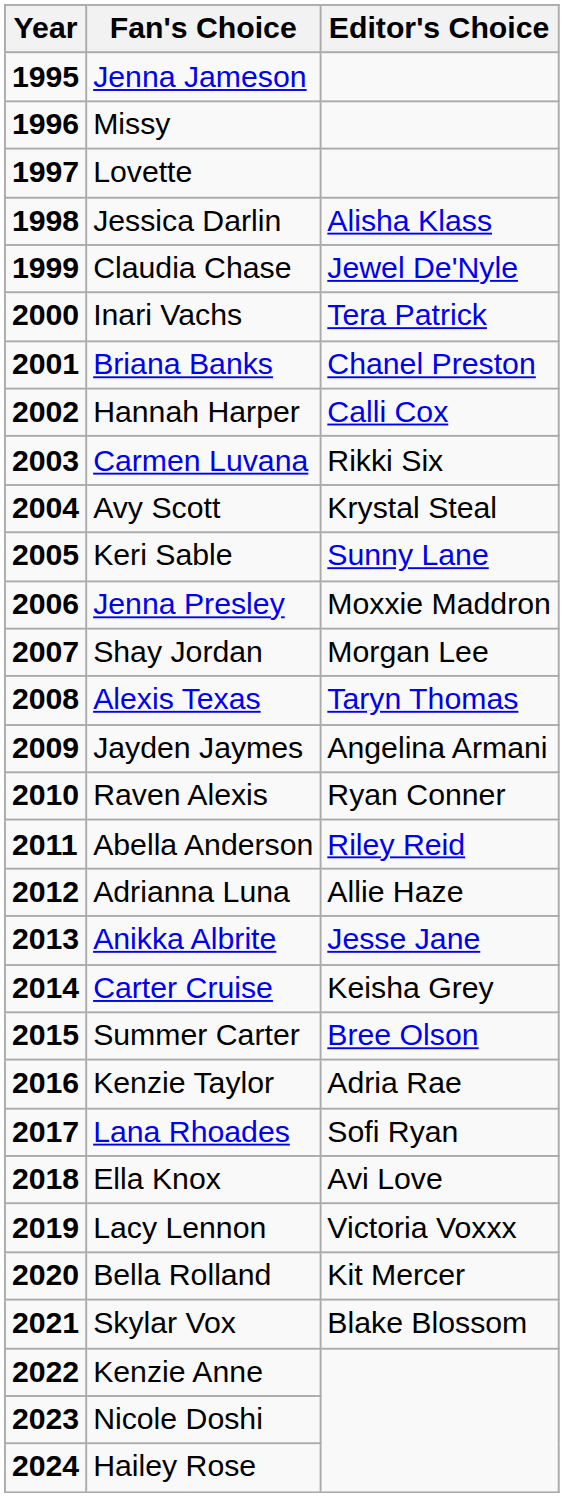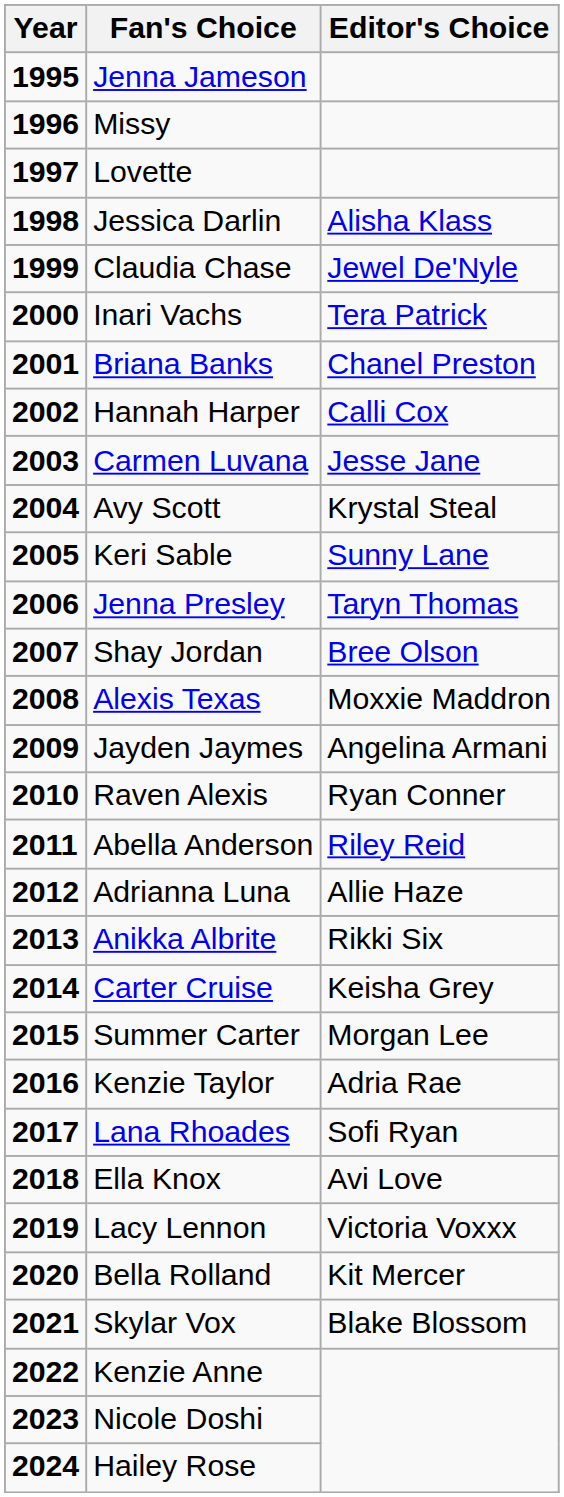(385, 460) Rikki Six -> (404, 460) Jesse Jane
(439, 603) Moxxie Maddron -> (423, 603) Taryn Thomas
(408, 651) Morgan Lee -> (403, 651) Bree Olson
(423, 699) Taryn Thomas -> (439, 699) Moxxie Maddron
(404, 939) Jesse Jane -> (385, 939) Rikki Six
(403, 1035) Bree Olson -> (408, 1035) Morgan Lee
